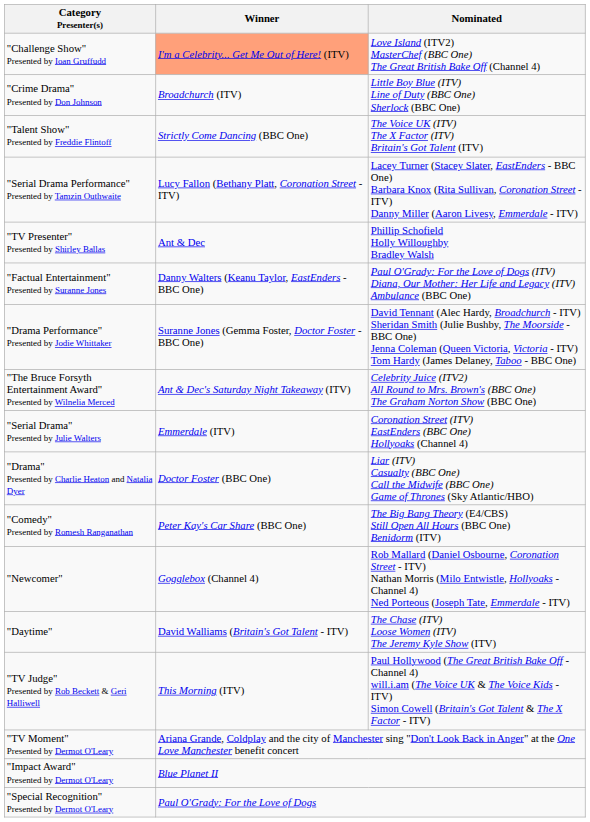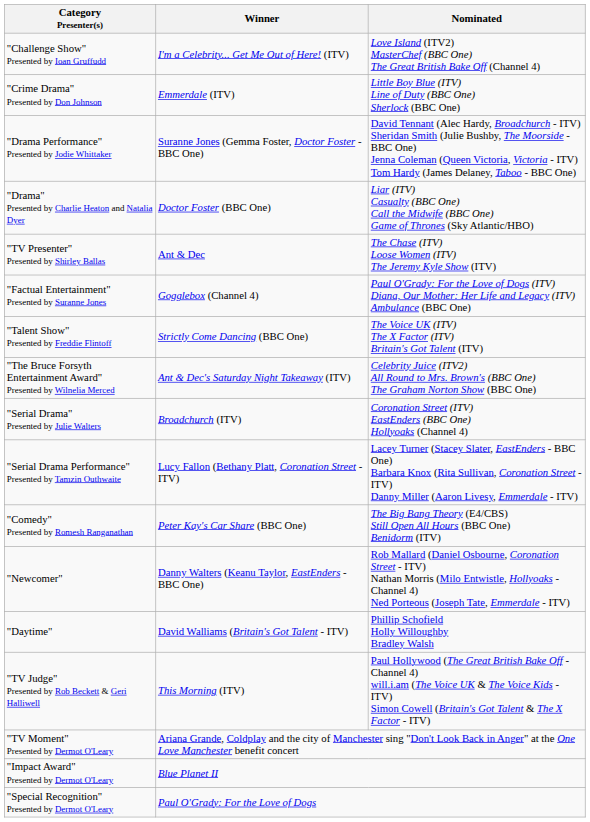(253, 54) lightsalmon background -> (253, 54) no background
(200, 95) Broadchurch (ITV) -> (196, 95) Emmerdale (ITV)
rows swapped: (59, 136) <-> (59, 337)
rows swapped: (80, 478) <-> (68, 189)
(410, 242) Phillip Schofield Holly Willoughby Bradley Walsh -> (433, 254) The Chase (ITV) Loose Women (ITV) The Jeremy Kyle Show (ITV)
(252, 283) Danny Walters (Keanu Taylor, EastEnders - BBC One) -> (208, 295) Gogglebox (Channel 4)
(196, 431) Emmerdale (ITV) -> (200, 419) Broadchurch (ITV)
(208, 578) Gogglebox (Channel 4) -> (252, 578) Danny Walters (Keanu Taylor, EastEnders - BBC One)
(433, 631) The Chase (ITV) Loose Women (ITV) The Jeremy Kyle Show (ITV) -> (410, 631) Phillip Schofield Holly Willoughby Bradley Walsh
